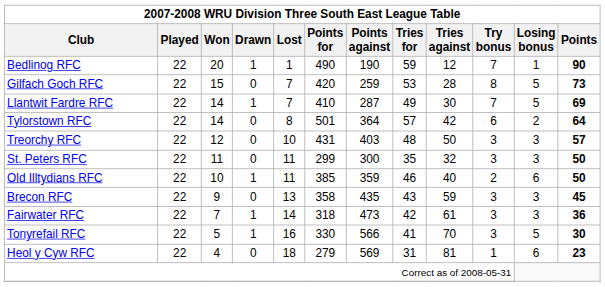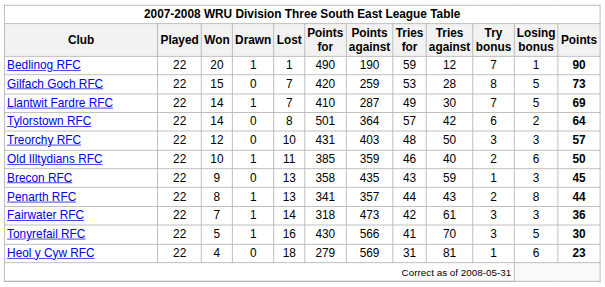- row: (47, 159)
(493, 197) 3 -> (493, 178) 1
+ row: (42, 197)
(325, 234) 330 -> (325, 234) 430
